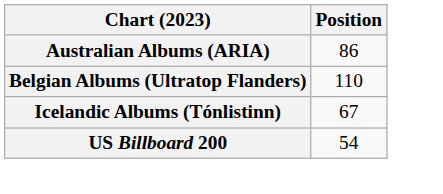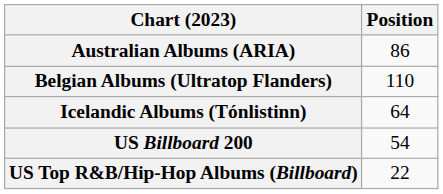(349, 111) 67 -> (400, 111) 64
+ row: (183, 173)
